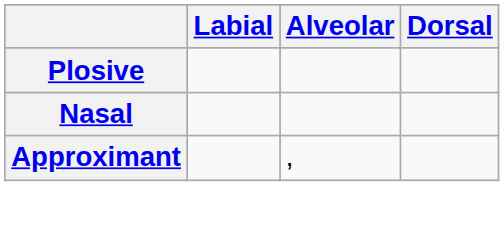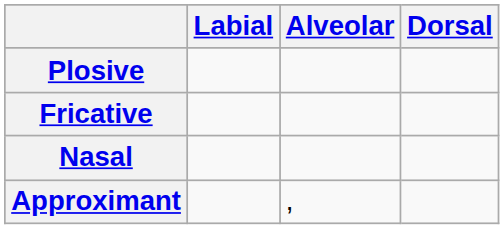+ row: (96, 113)
